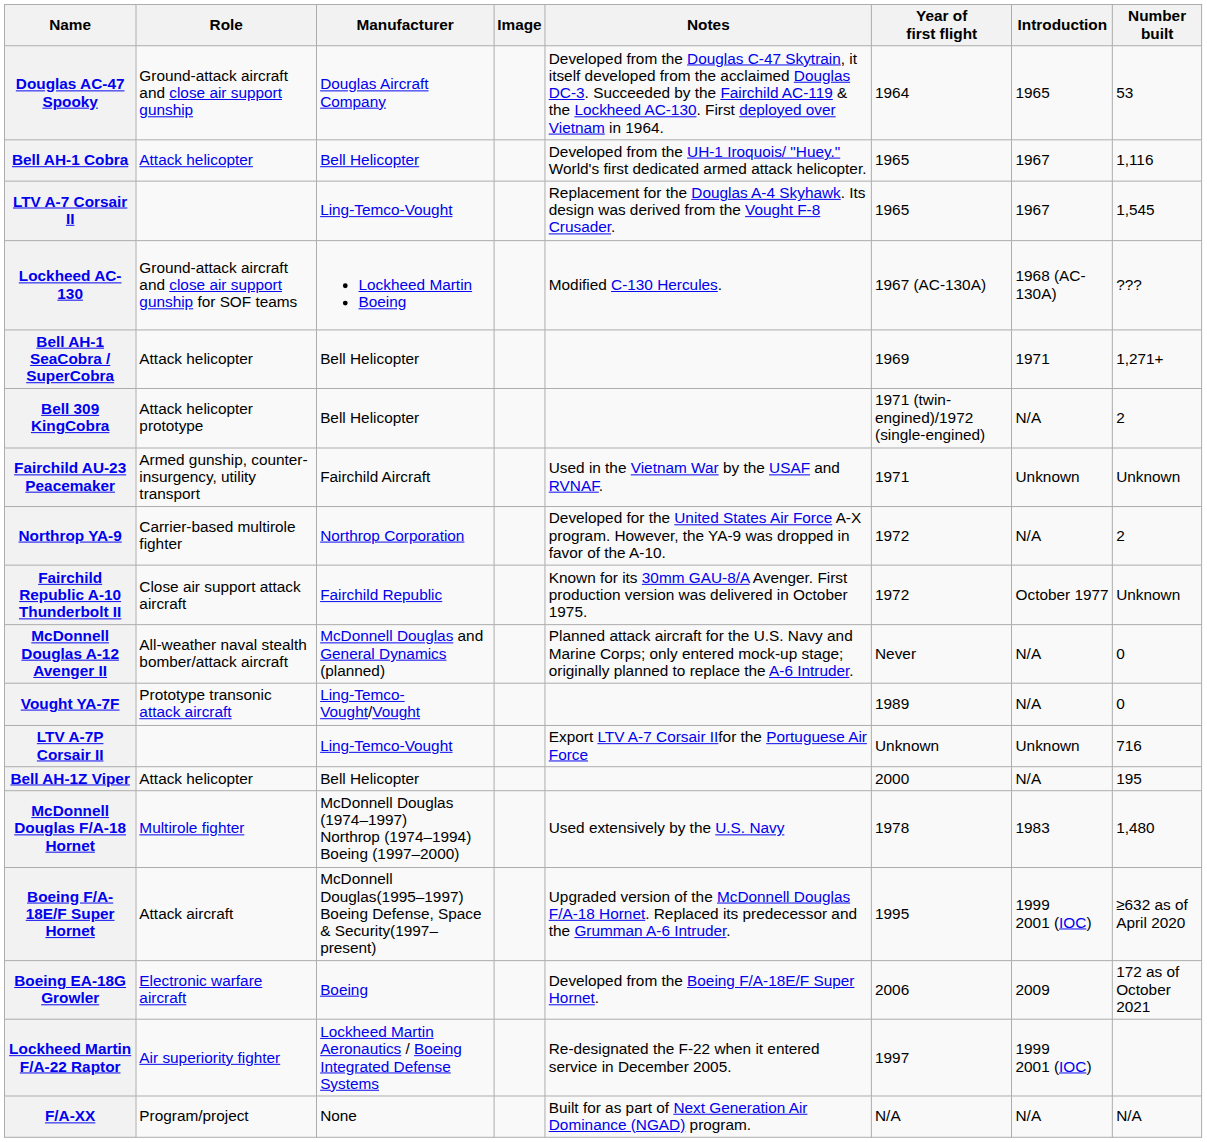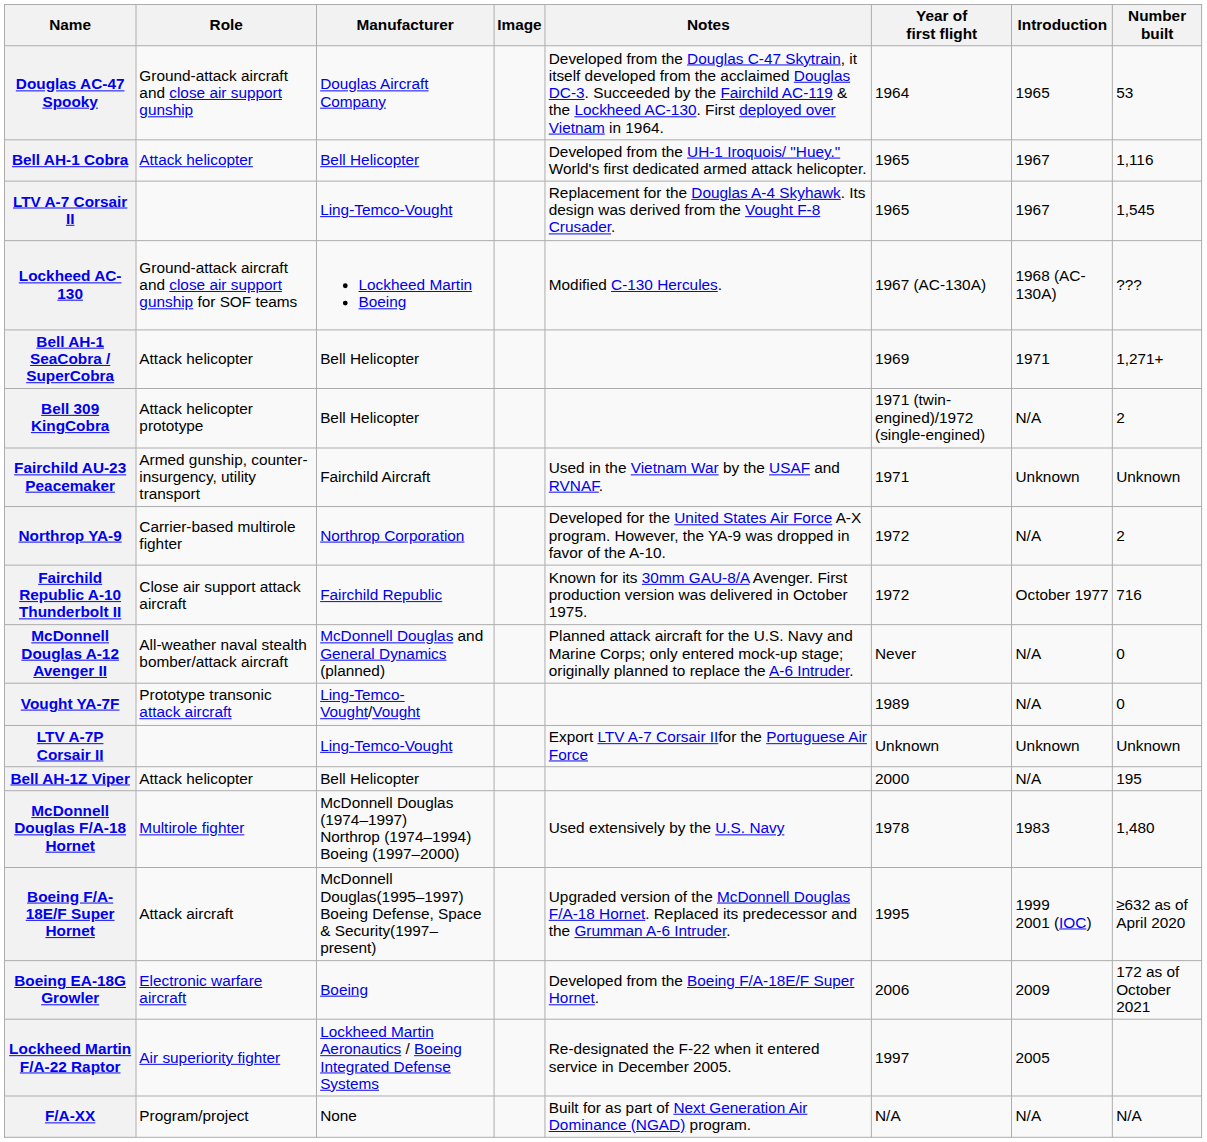(1148, 594) Unknown -> (1129, 594) 716
(1129, 745) 716 -> (1148, 745) Unknown
(1054, 1057) 1999 2001 (IOC) -> (1033, 1057) 2005
